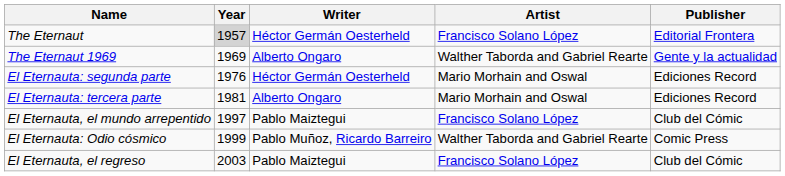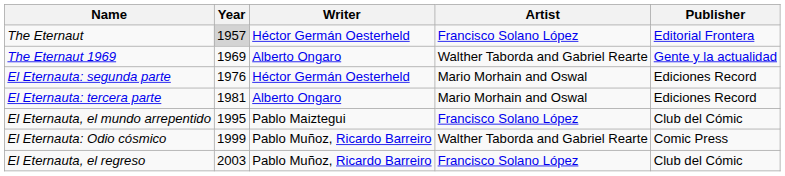(232, 118) 1997 -> (232, 118) 1995
(299, 160) Pablo Maiztegui -> (342, 160) Pablo Muñoz, Ricardo Barreiro
